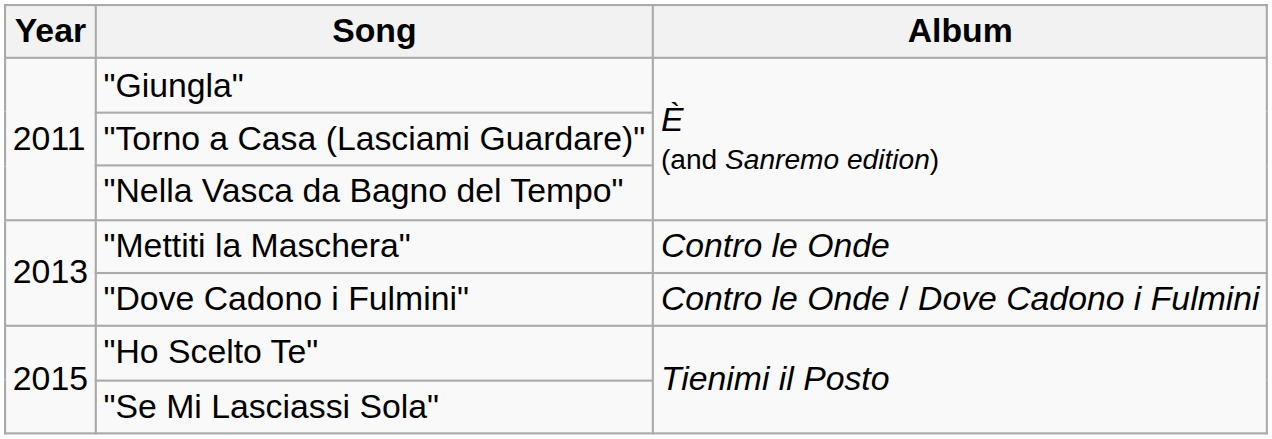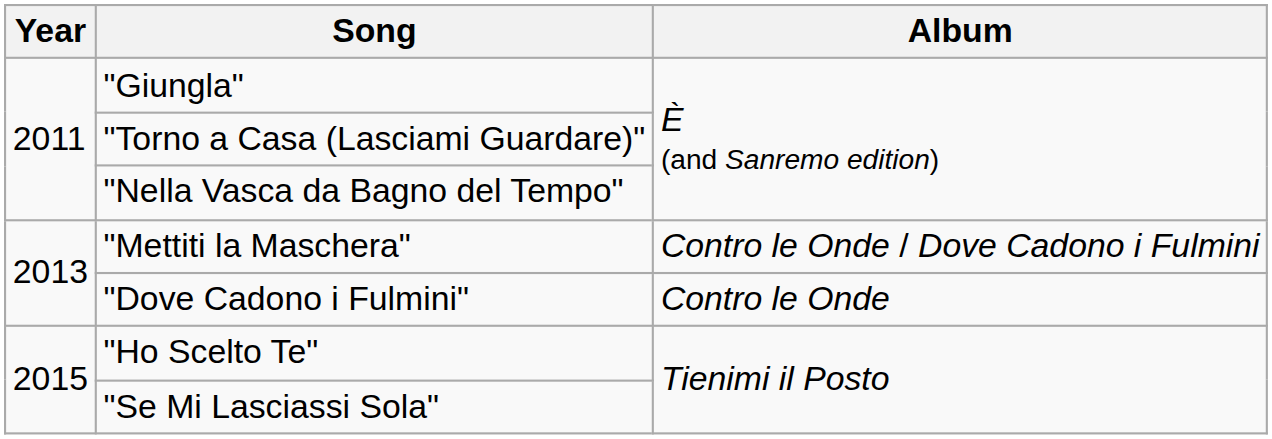(775, 245) Contro le Onde -> (960, 245) Contro le Onde / Dove Cadono i Fulmini
(960, 298) Contro le Onde / Dove Cadono i Fulmini -> (775, 298) Contro le Onde
